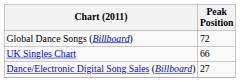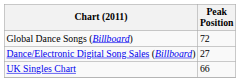rows swapped: (101, 69) <-> (41, 54)
